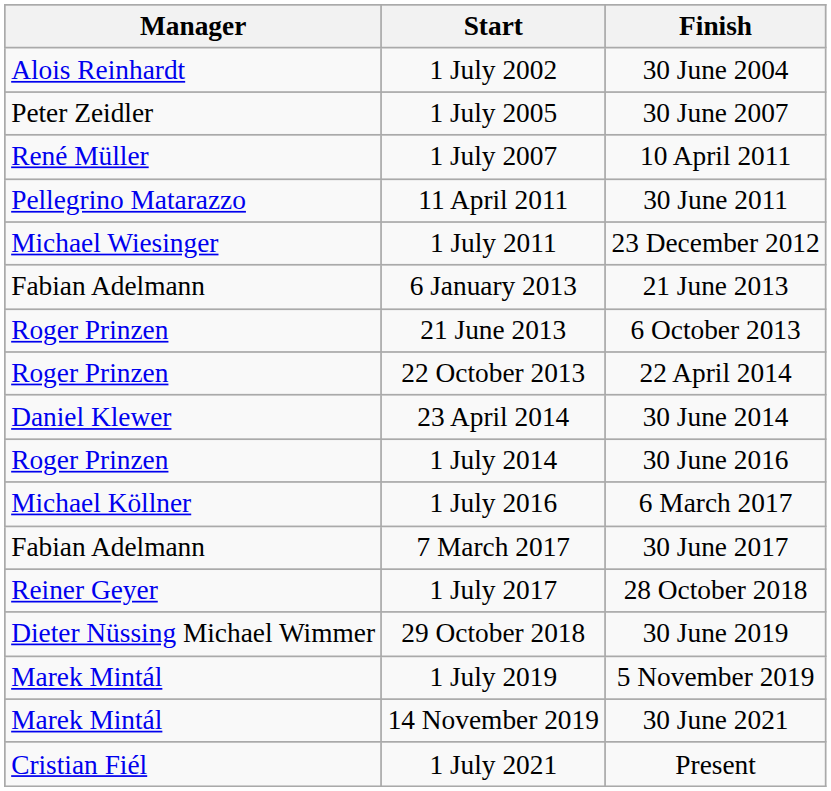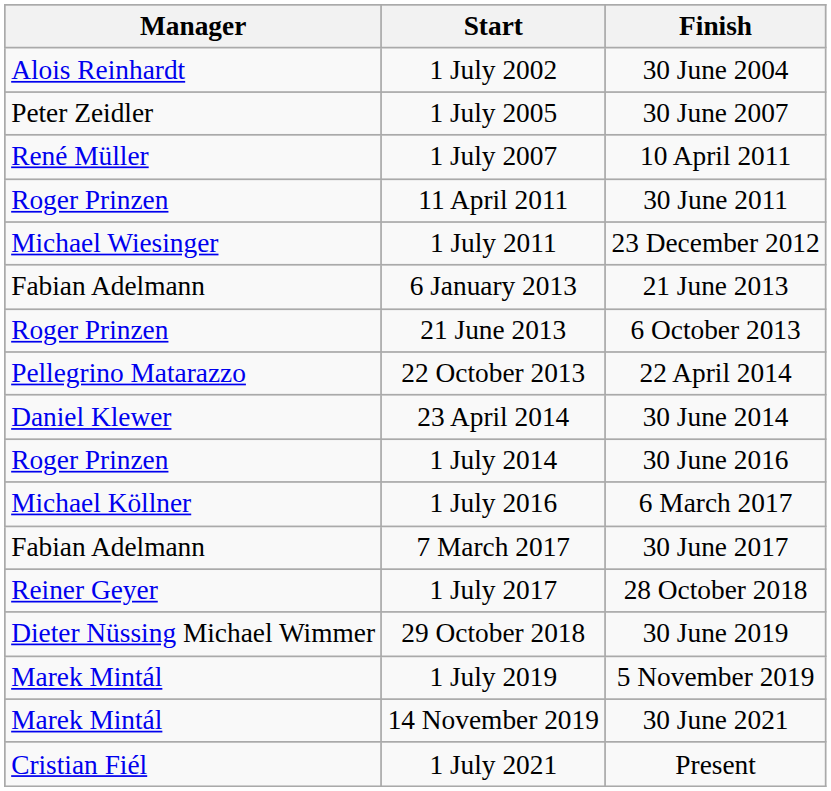(129, 199) Pellegrino Matarazzo -> (90, 199) Roger Prinzen
(90, 373) Roger Prinzen -> (129, 373) Pellegrino Matarazzo
